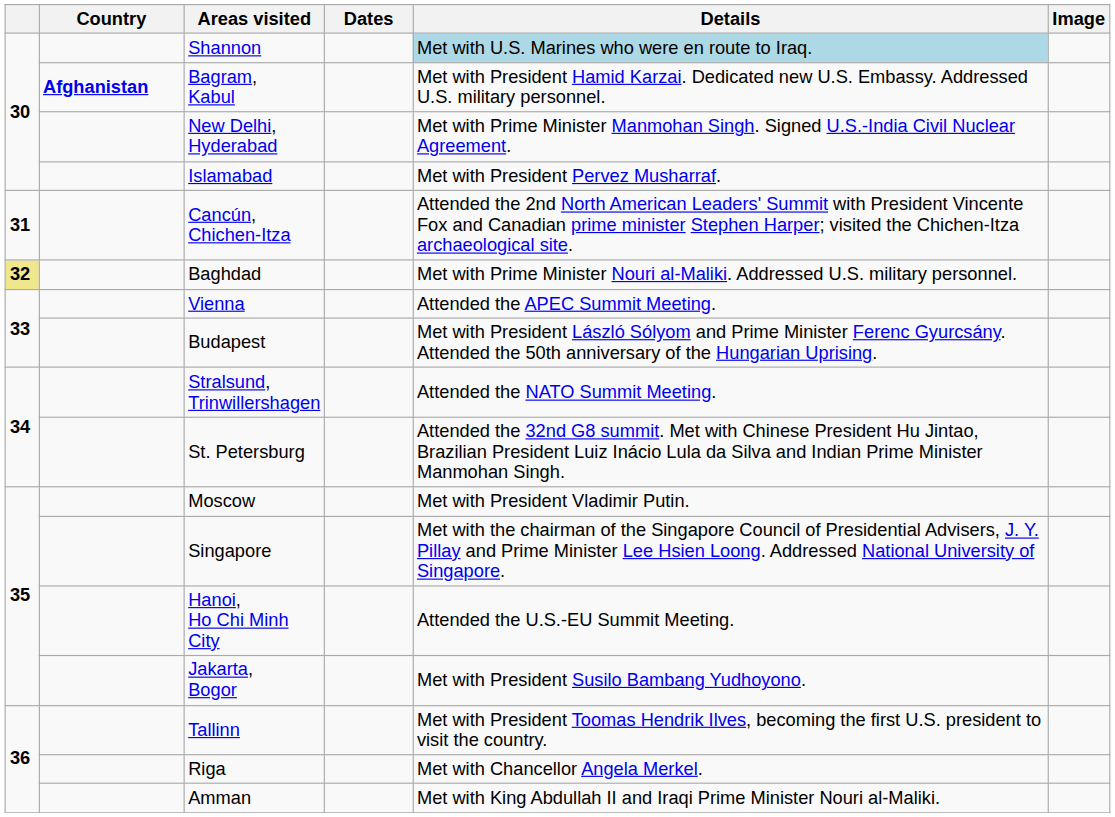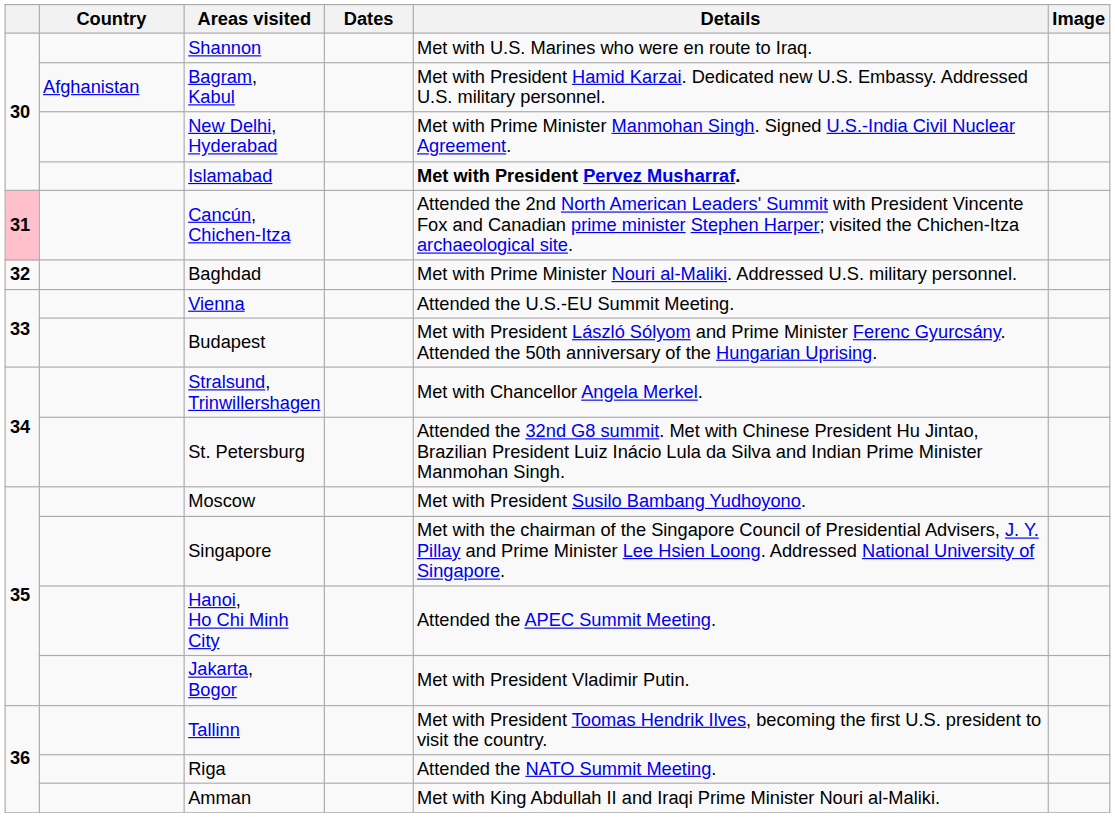(615, 47) lightblue background -> (615, 47) no background
(96, 87) bold -> (91, 87) normal
(569, 175) normal -> (579, 175) bold
(20, 225) no background -> (20, 225) pink background
(20, 274) khaki background -> (20, 274) no background
(566, 303) Attended the APEC Summit Meeting. -> (576, 303) Attended the U.S.-EU Summit Meeting.
(567, 392) Attended the NATO Summit Meeting. -> (560, 392) Met with Chancellor Angela Merkel.
(553, 501) Met with President Vladimir Putin. -> (611, 501) Met with President Susilo Bambang Yudhoyono.
(576, 620) Attended the U.S.-EU Summit Meeting. -> (566, 620) Attended the APEC Summit Meeting.
(611, 680) Met with President Susilo Bambang Yudhoyono. -> (553, 680) Met with President Vladimir Putin.
(560, 769) Met with Chancellor Angela Merkel. -> (567, 769) Attended the NATO Summit Meeting.
